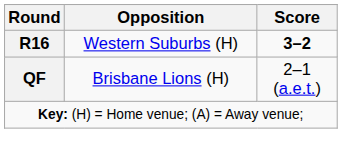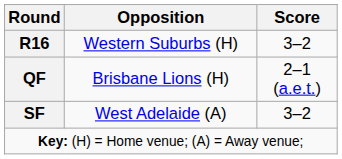(297, 43) bold -> (297, 43) normal
+ row: (34, 114)
